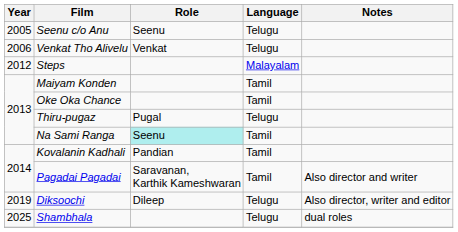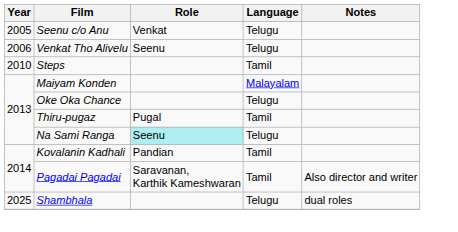(149, 30) Seenu -> (150, 30) Venkat
(150, 48) Venkat -> (149, 48) Seenu
(19, 65) 2012 -> (19, 65) 2010
(273, 65) Malayalam -> (259, 65) Tamil
(259, 83) Tamil -> (273, 83) Malayalam
(259, 100) Tamil -> (262, 100) Telugu
(262, 118) Telugu -> (259, 118) Tamil
(259, 135) Tamil -> (262, 135) Telugu
- row: (60, 200)
